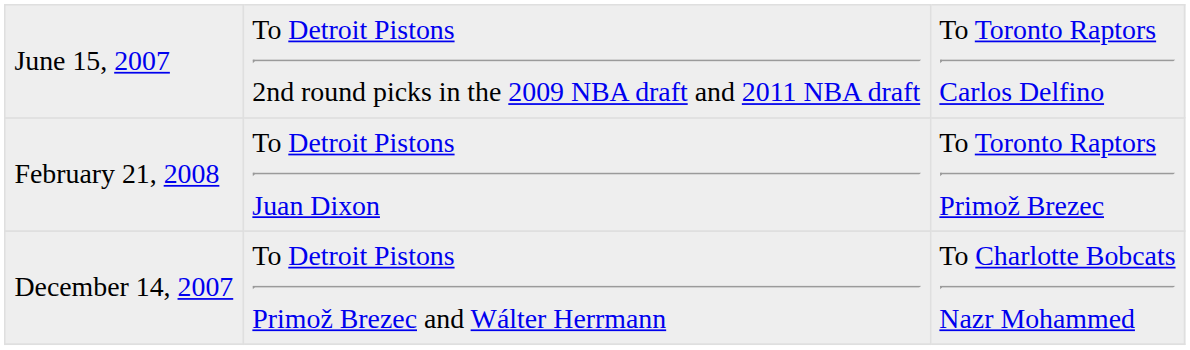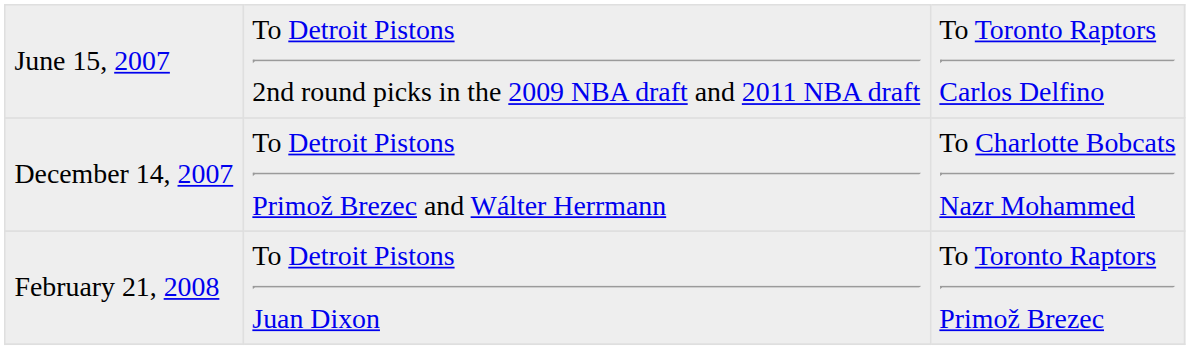rows swapped: (124, 287) <-> (117, 174)
